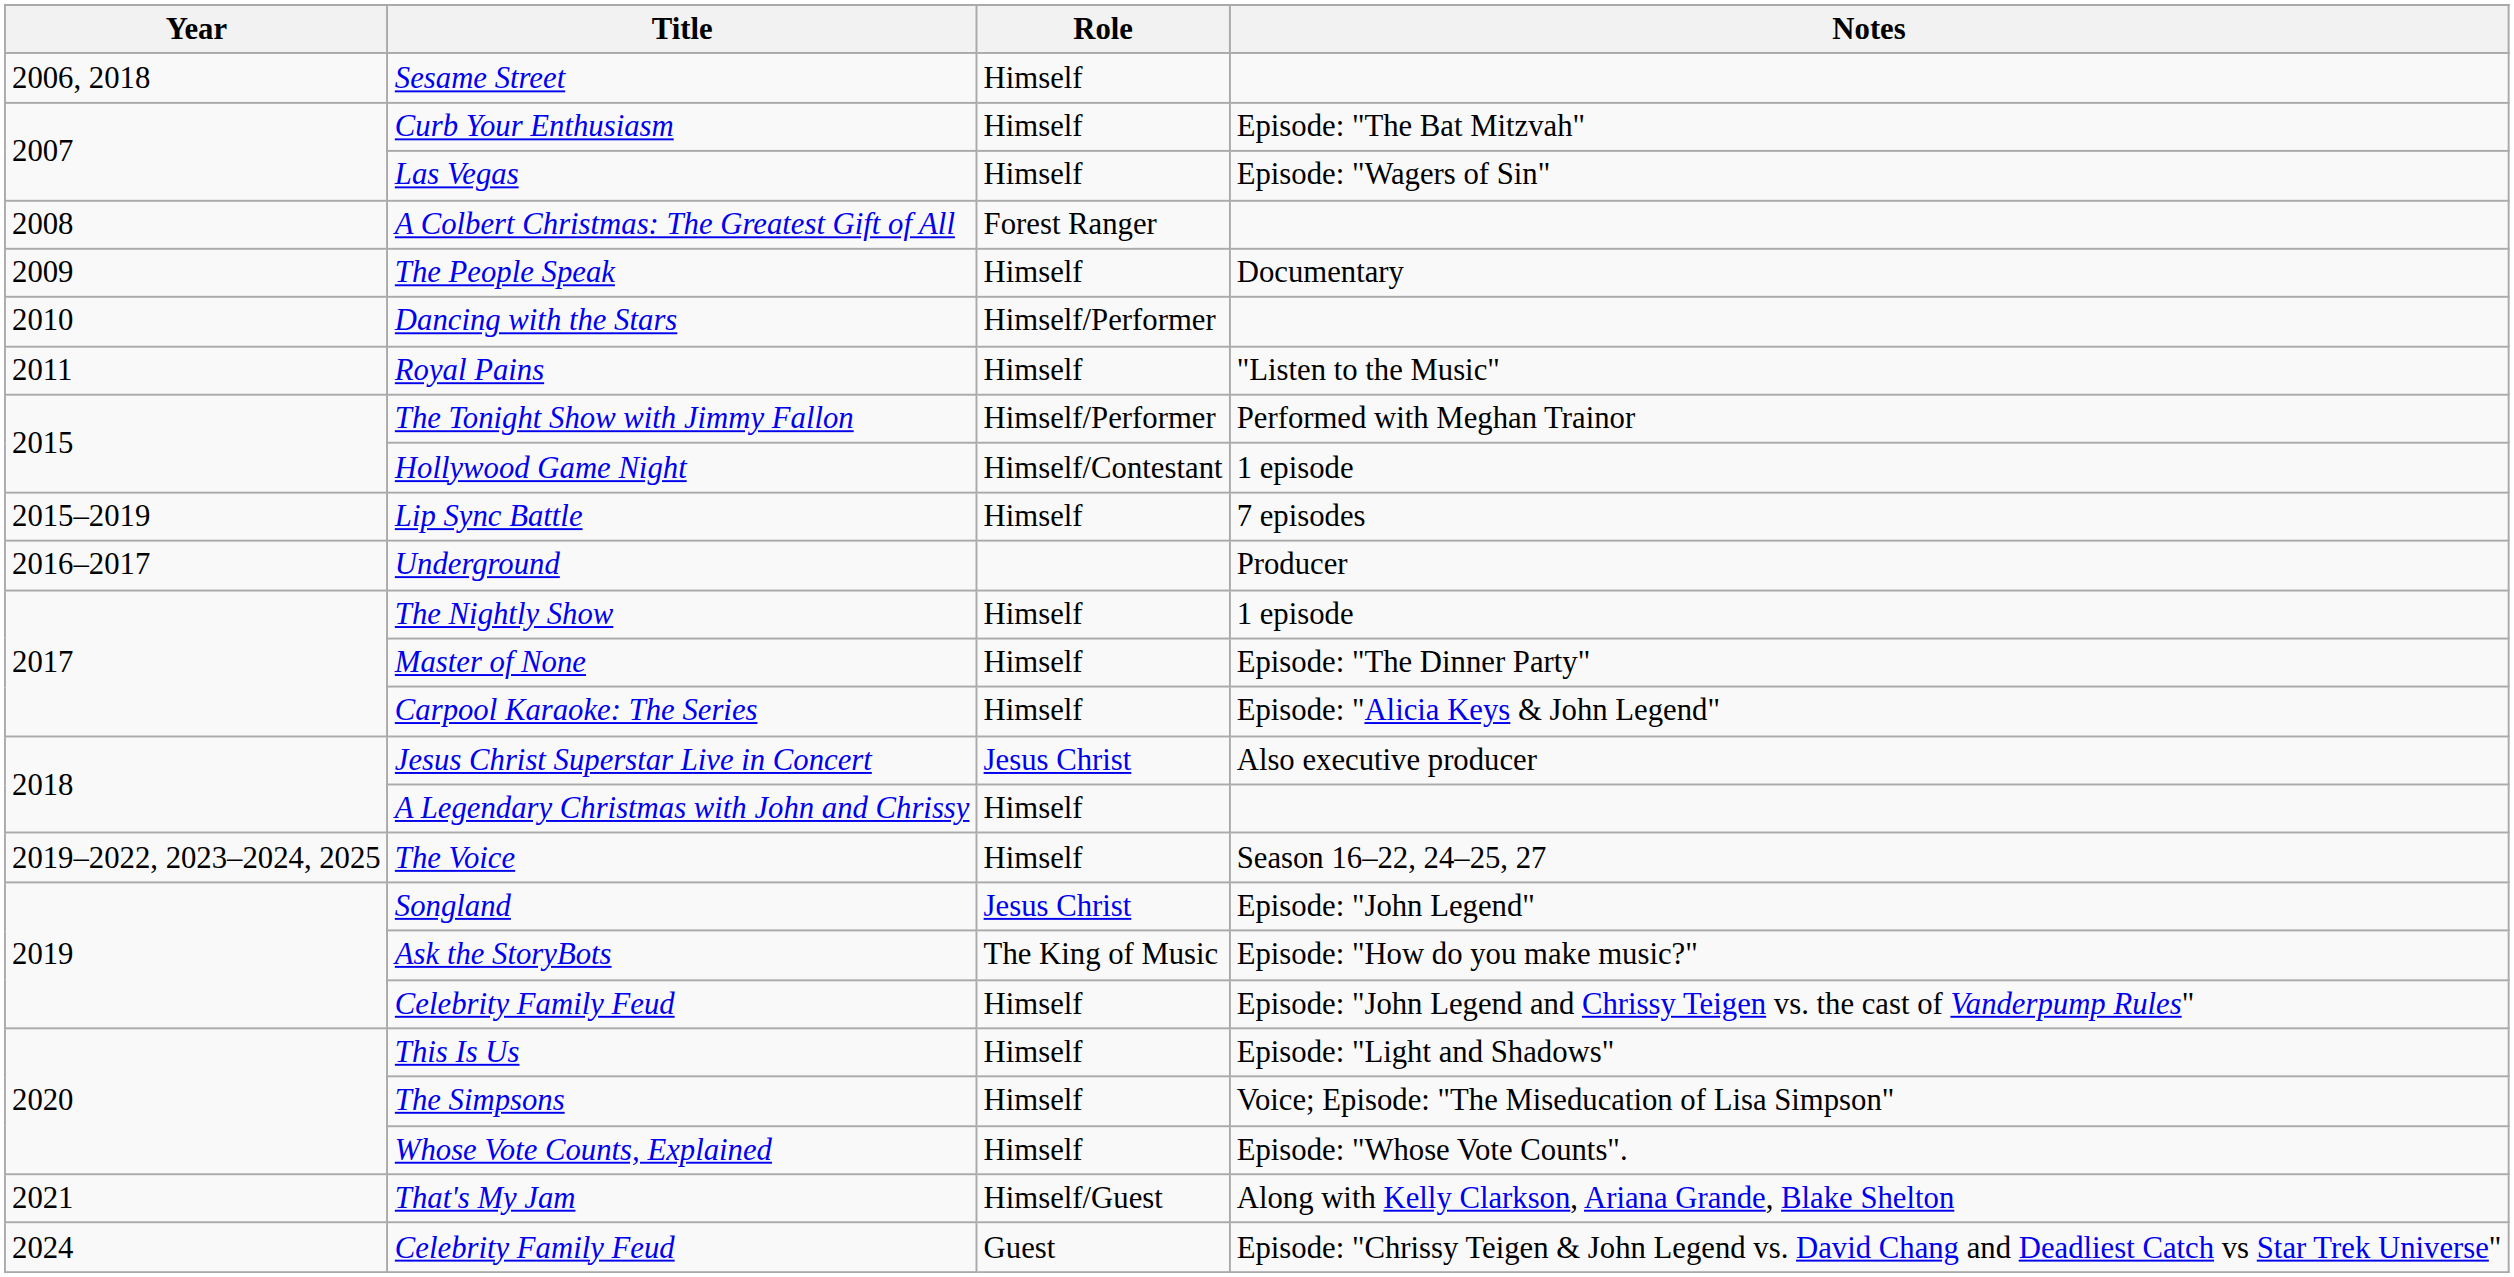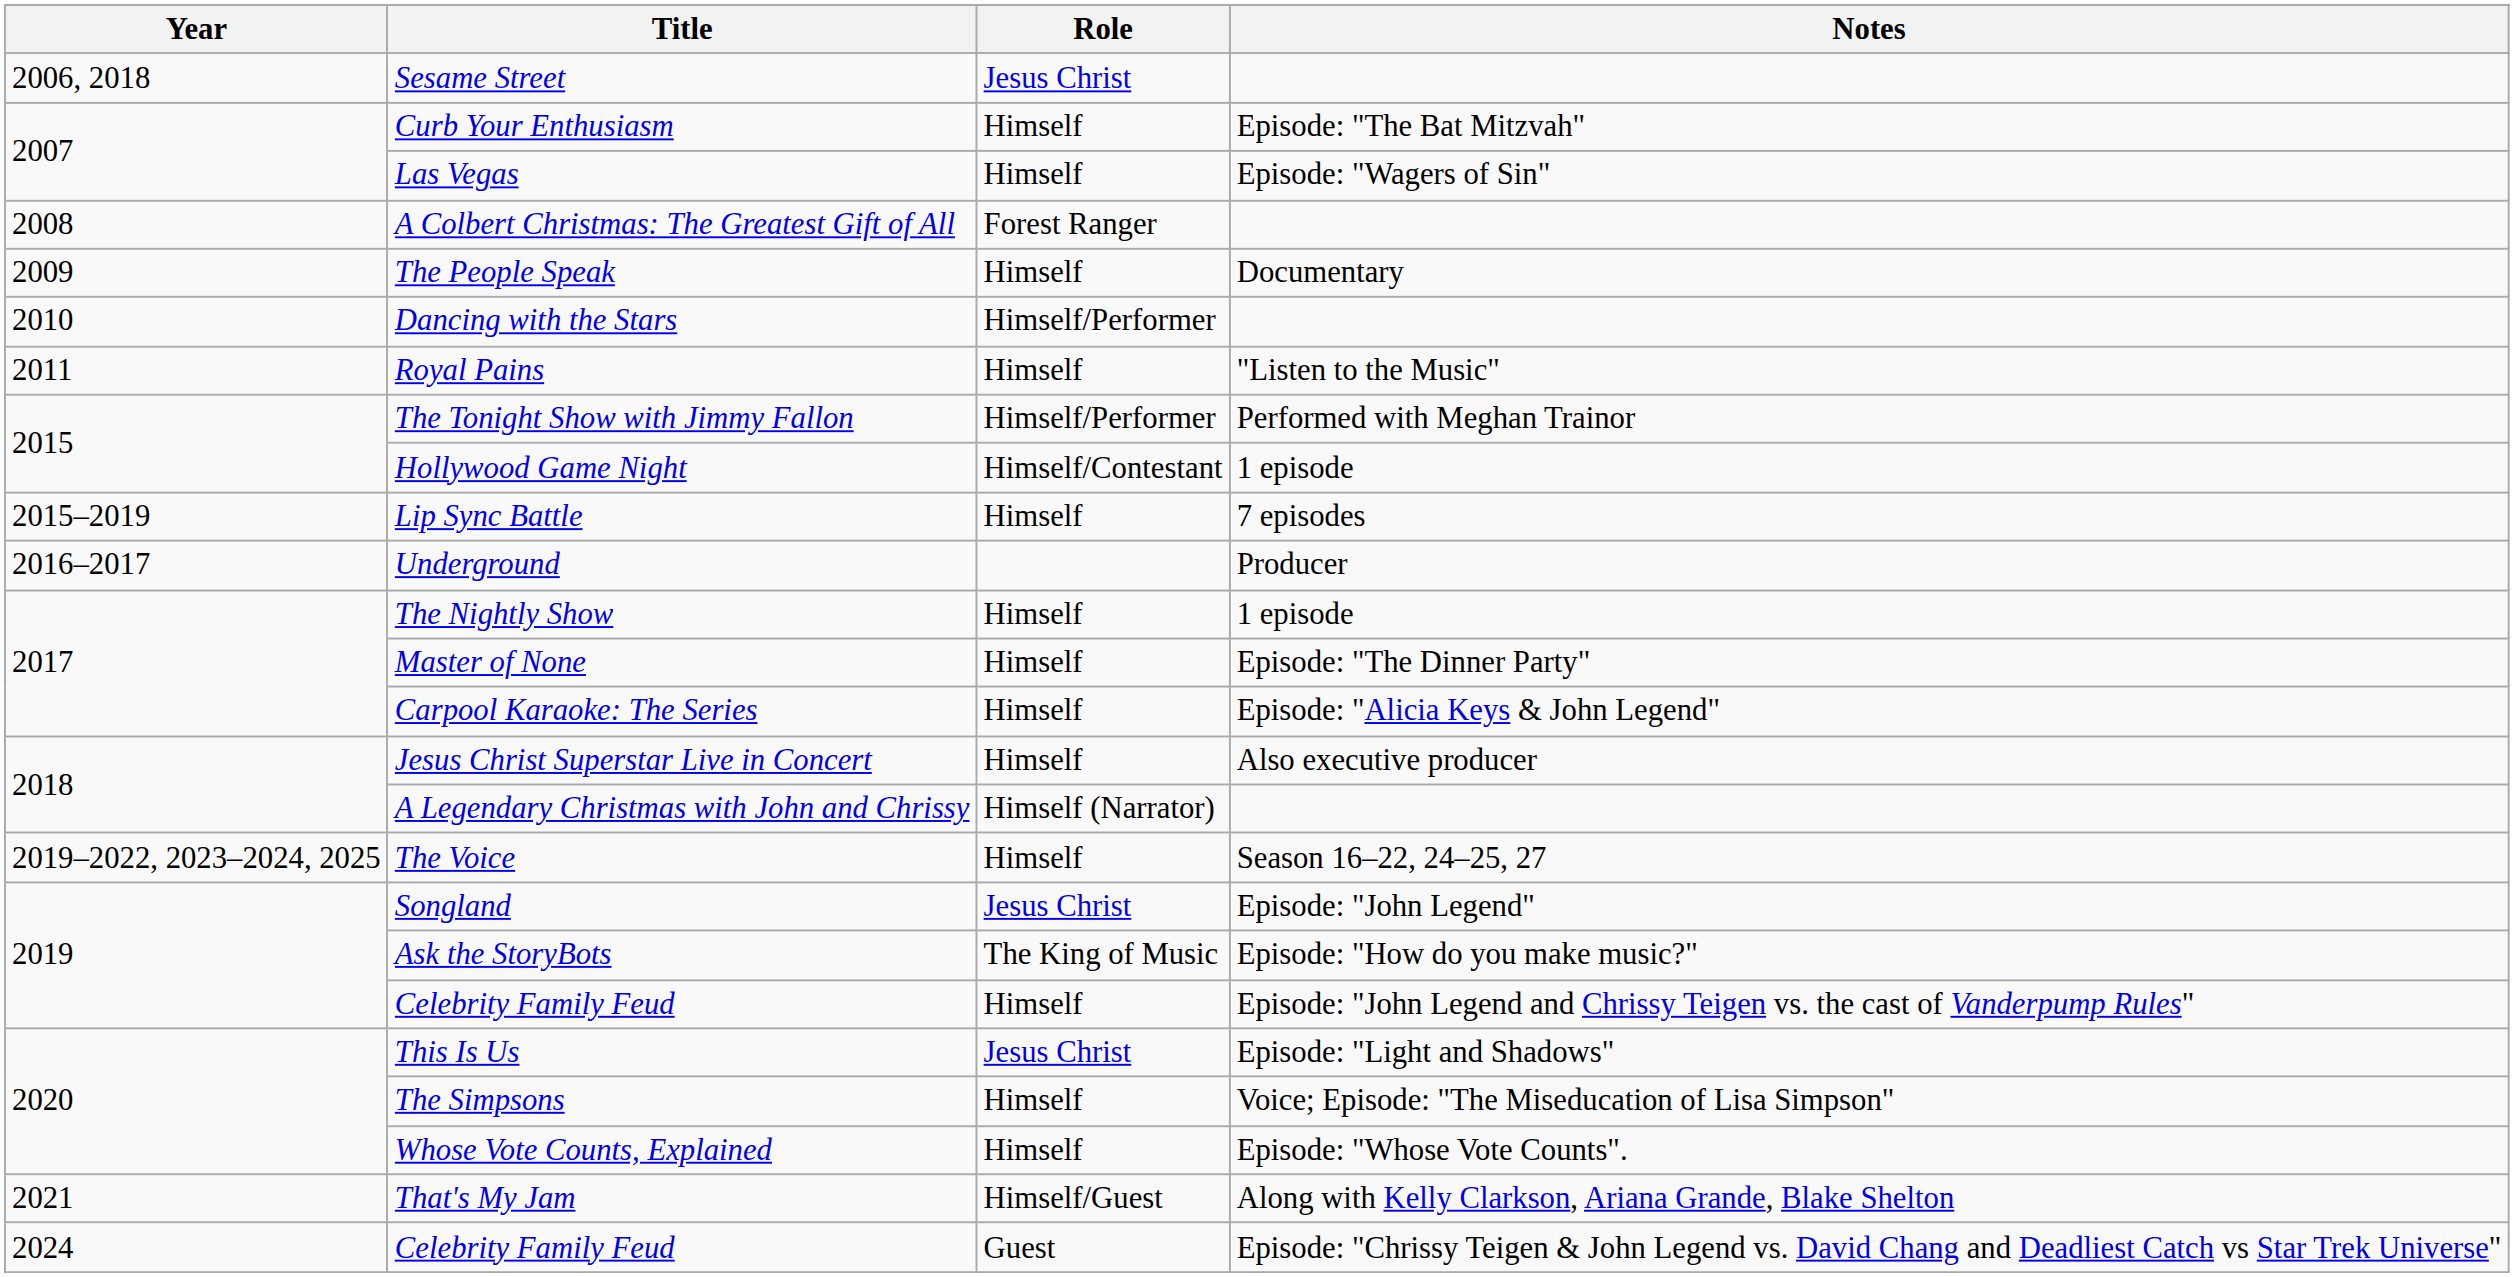(1033, 77) Himself -> (1057, 77) Jesus Christ
(1057, 759) Jesus Christ -> (1033, 759) Himself
(1033, 808) Himself -> (1099, 808) Himself (Narrator)
(1033, 1051) Himself -> (1057, 1051) Jesus Christ
